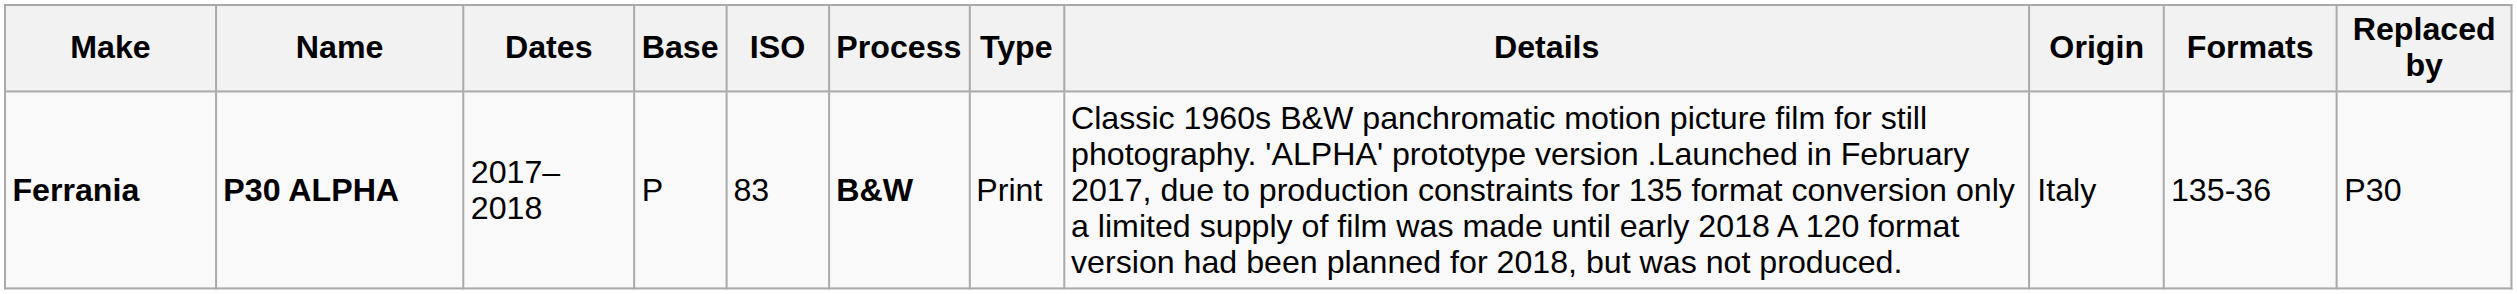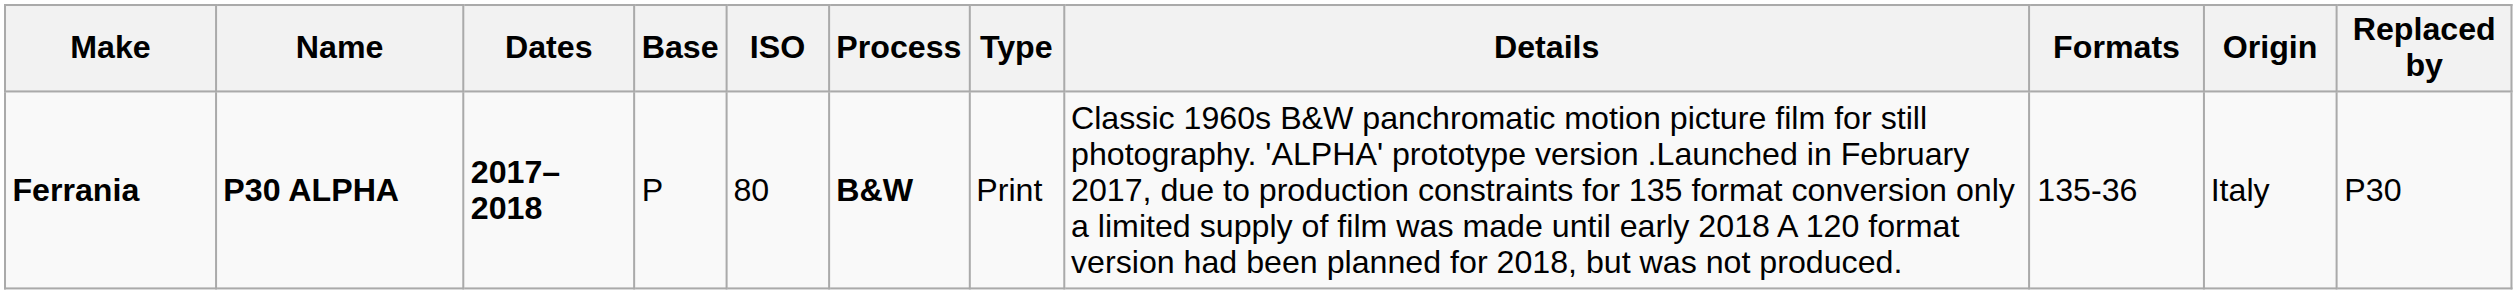columns swapped: (2097, 48) <-> (2250, 48)
(515, 189) normal -> (515, 189) bold
(751, 189) 83 -> (751, 189) 80
